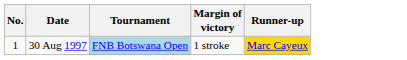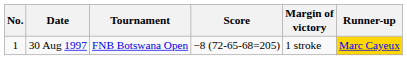+ column: (237, 20)
(140, 45) lightblue background -> (140, 45) no background
